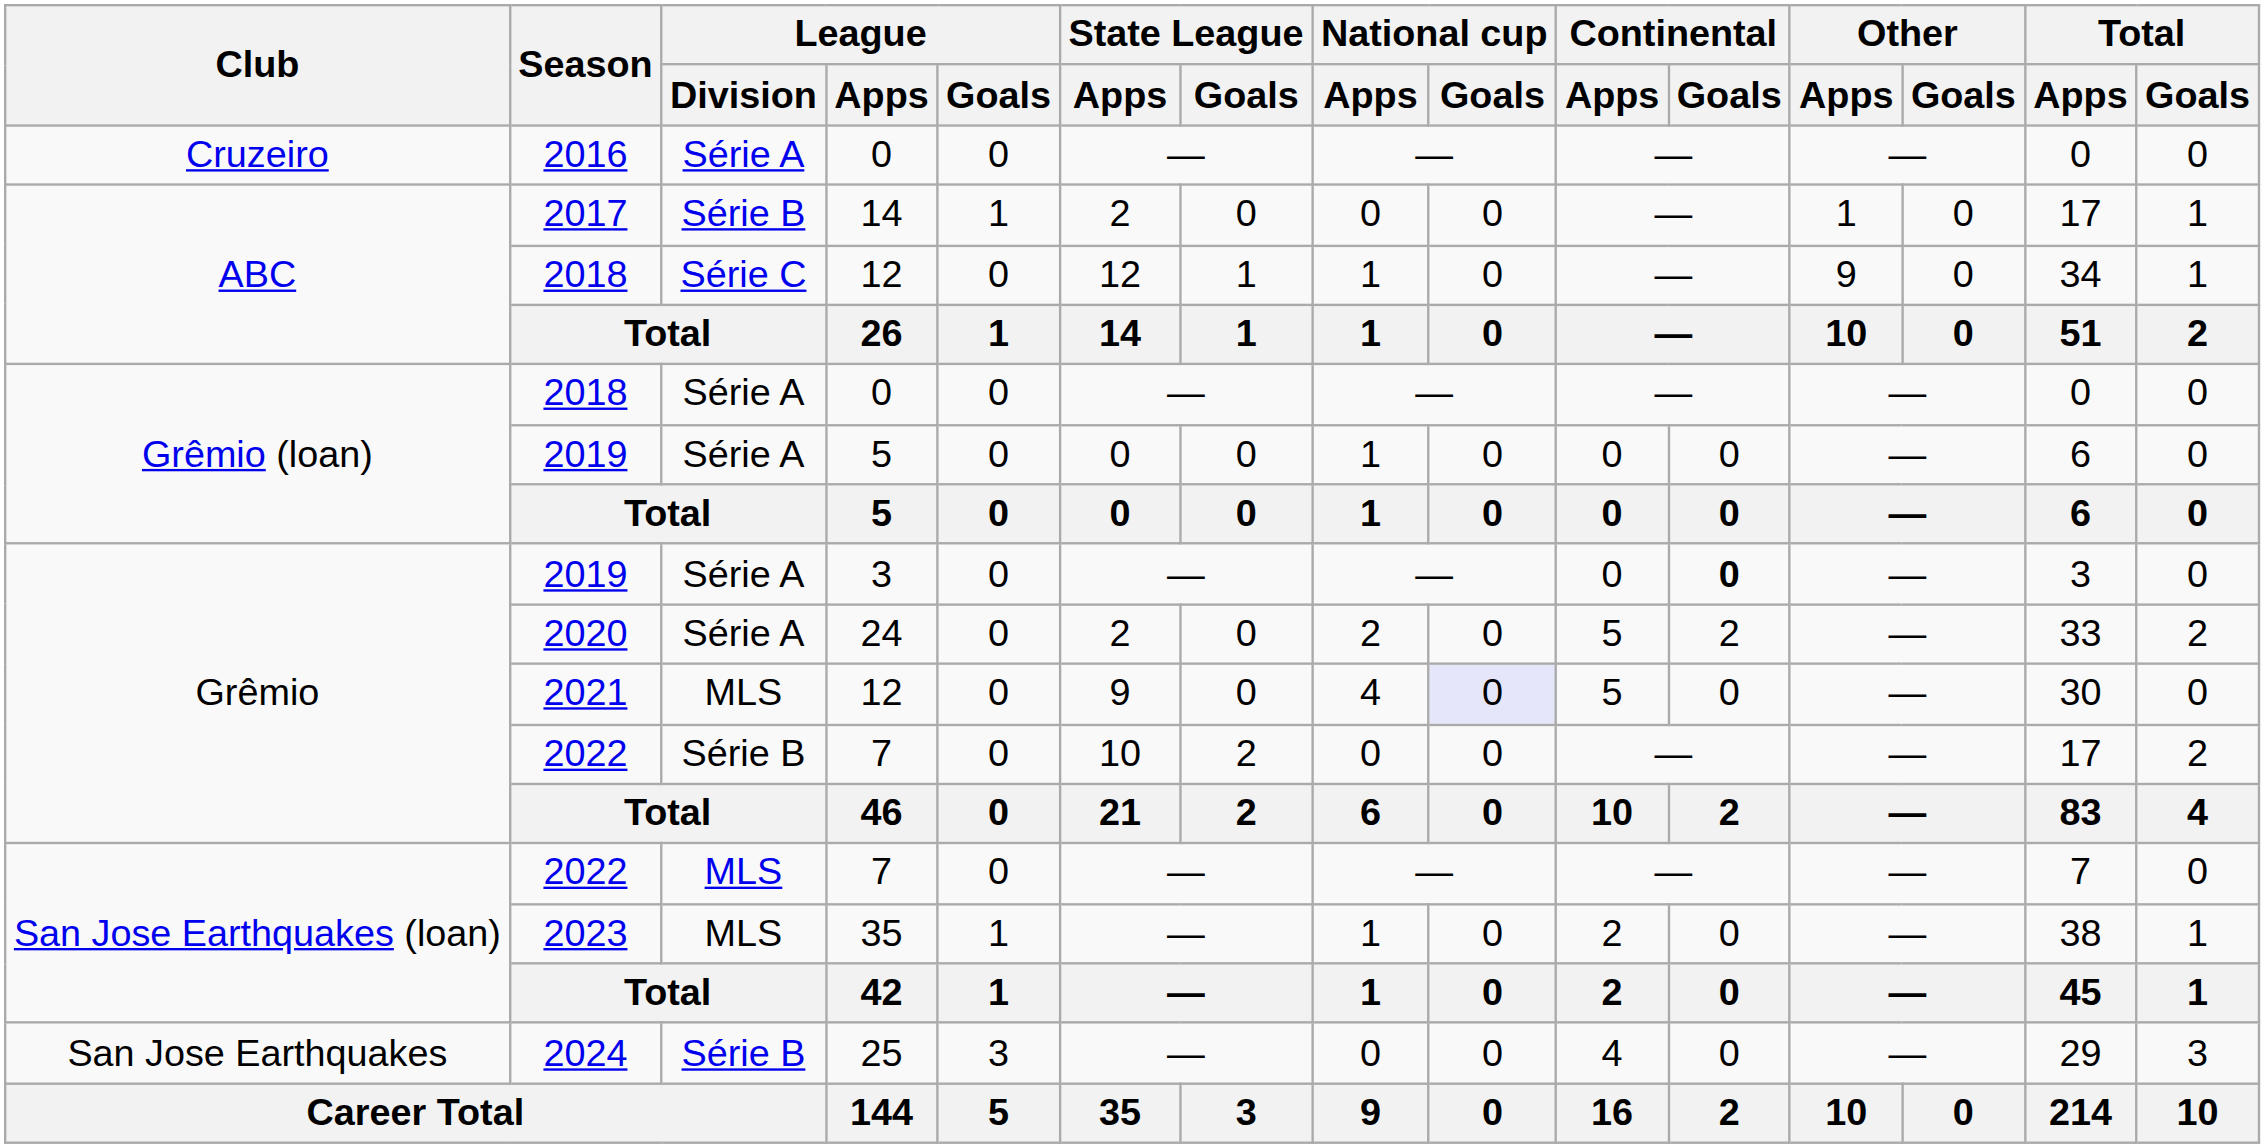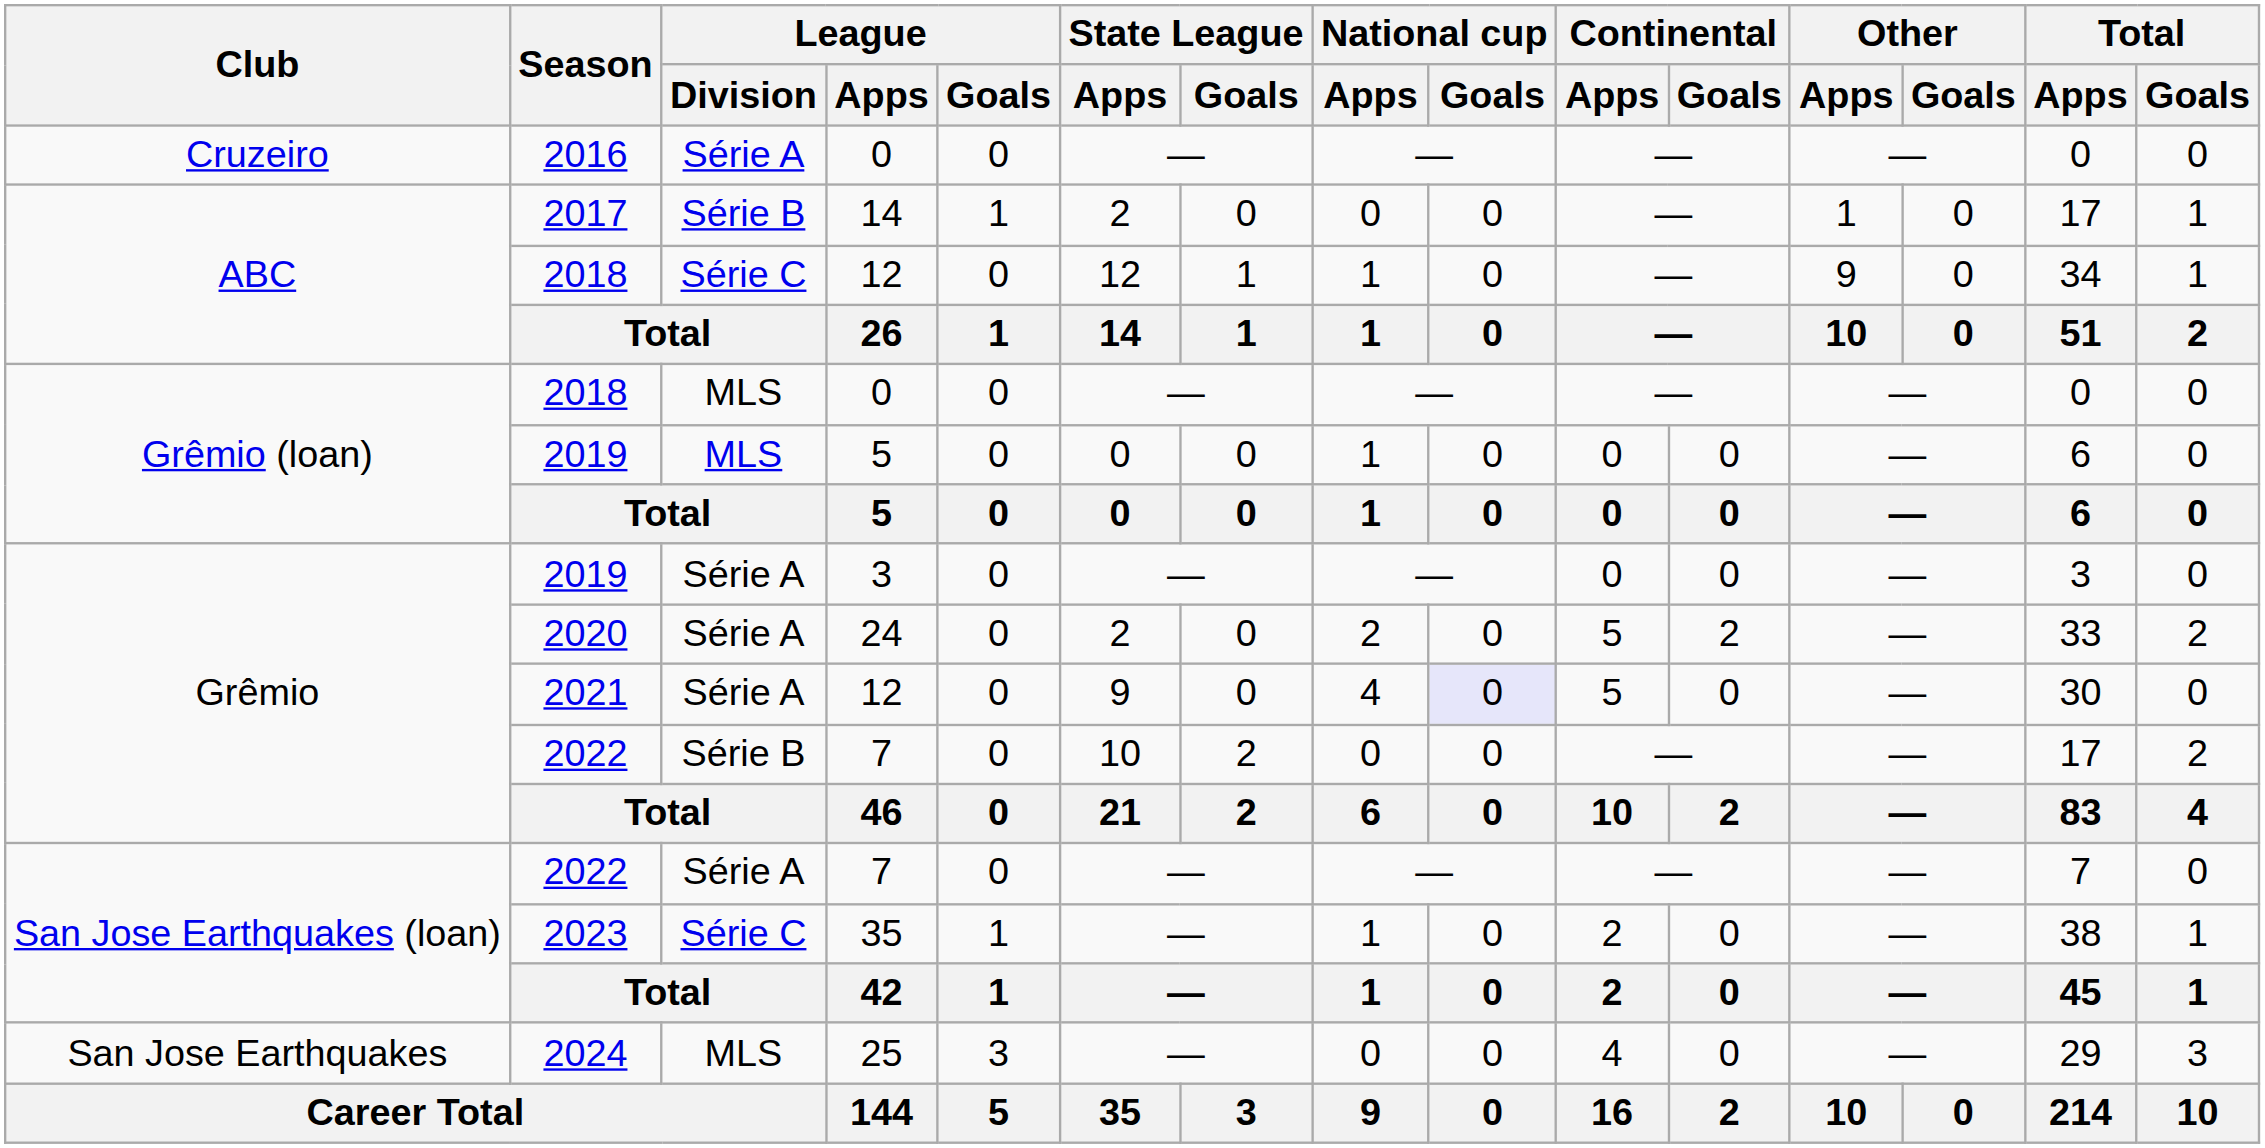(743, 393) Série A -> (743, 393) MLS
(743, 453) Série A -> (743, 453) MLS
(1729, 573) bold -> (1729, 573) normal
(743, 693) MLS -> (743, 693) Série A
(743, 872) MLS -> (743, 872) Série A
(743, 932) MLS -> (743, 932) Série C
(743, 1052) Série B -> (743, 1052) MLS
